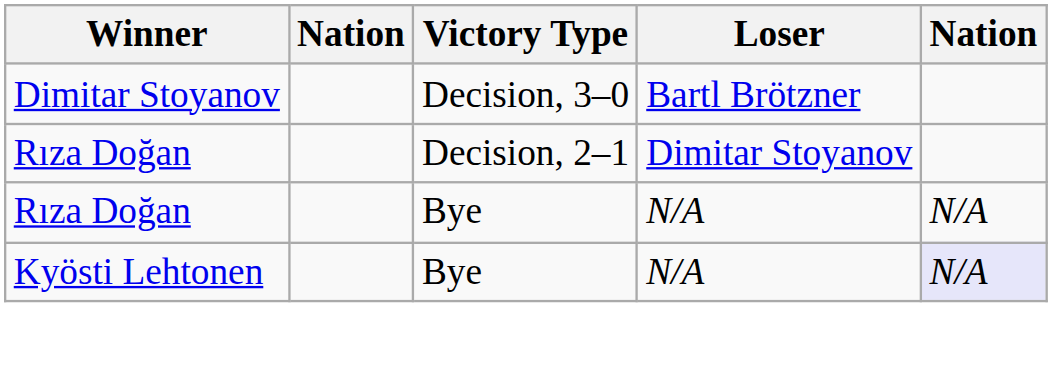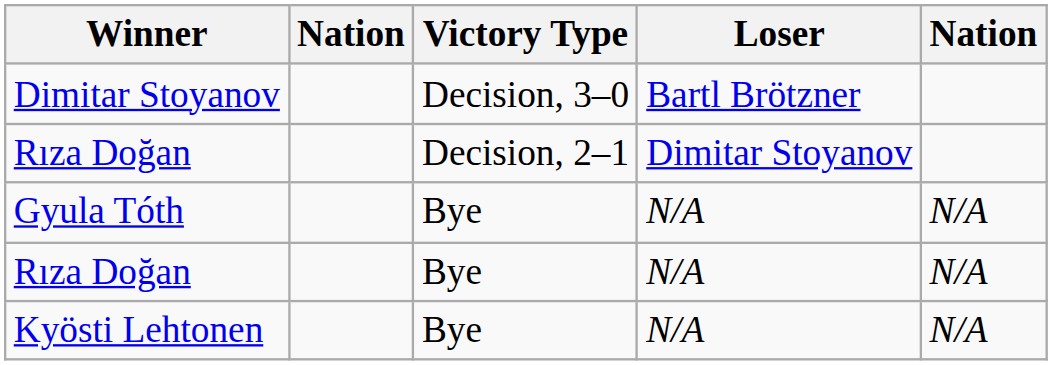+ row: (99, 211)
(959, 270) lavender background -> (959, 329) no background
